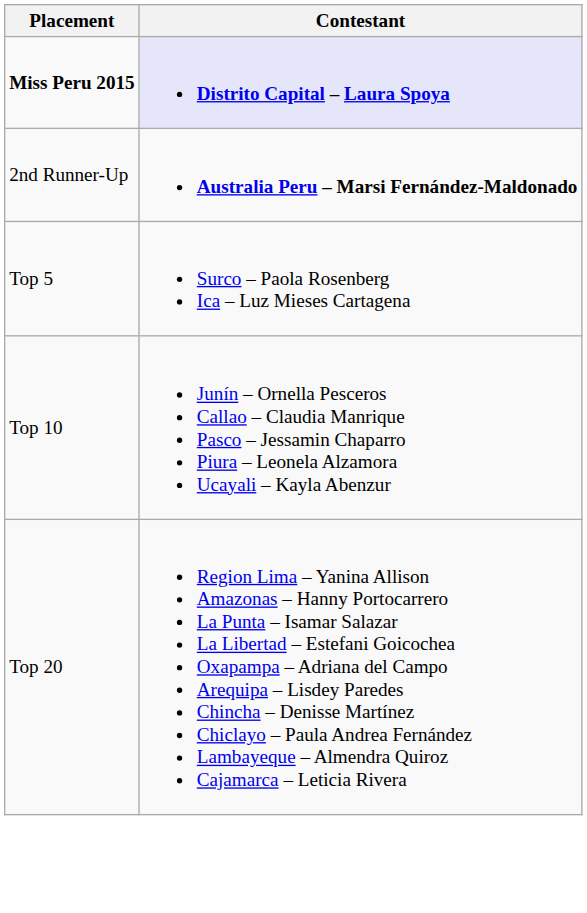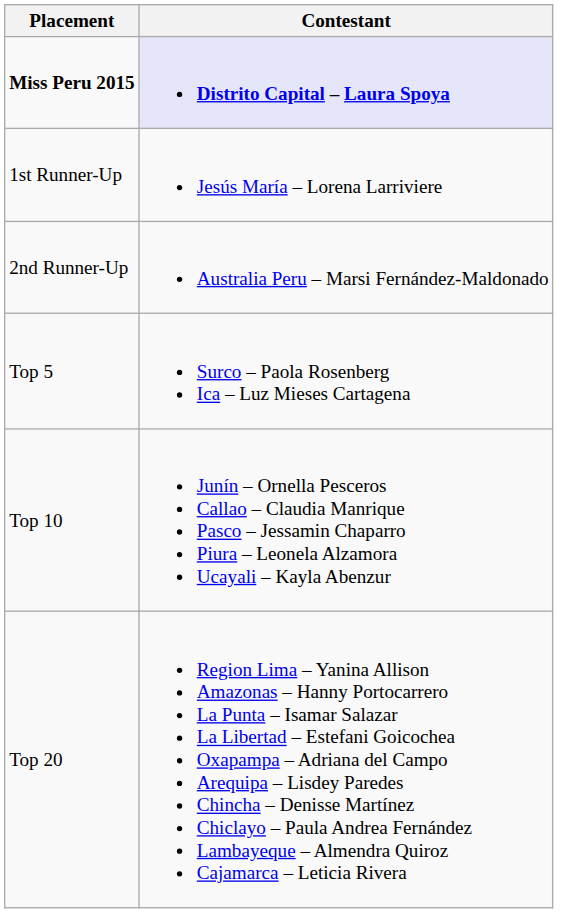+ row: (66, 175)
(361, 187) bold -> (346, 279) normal
